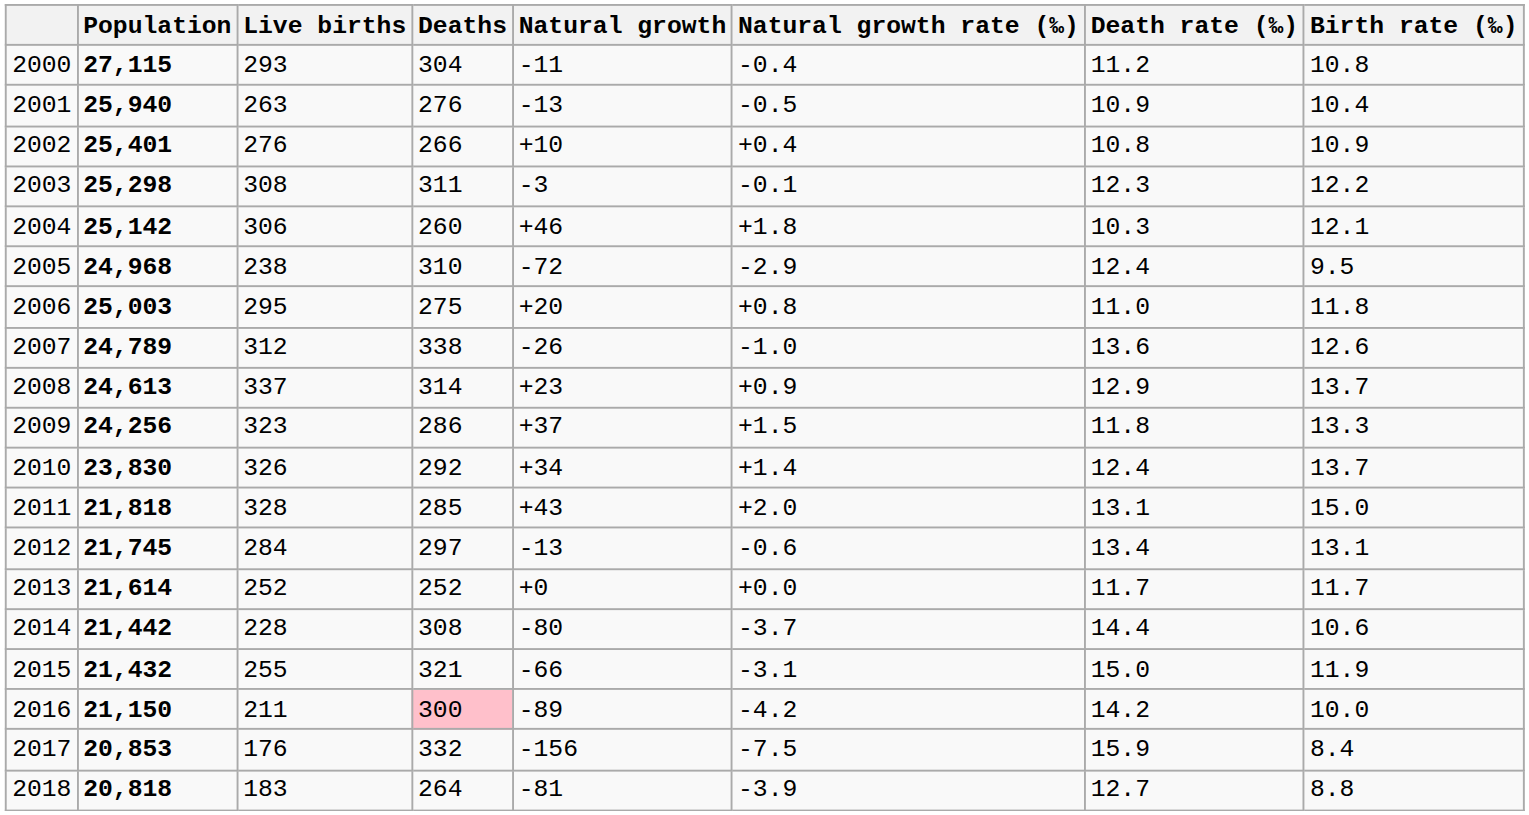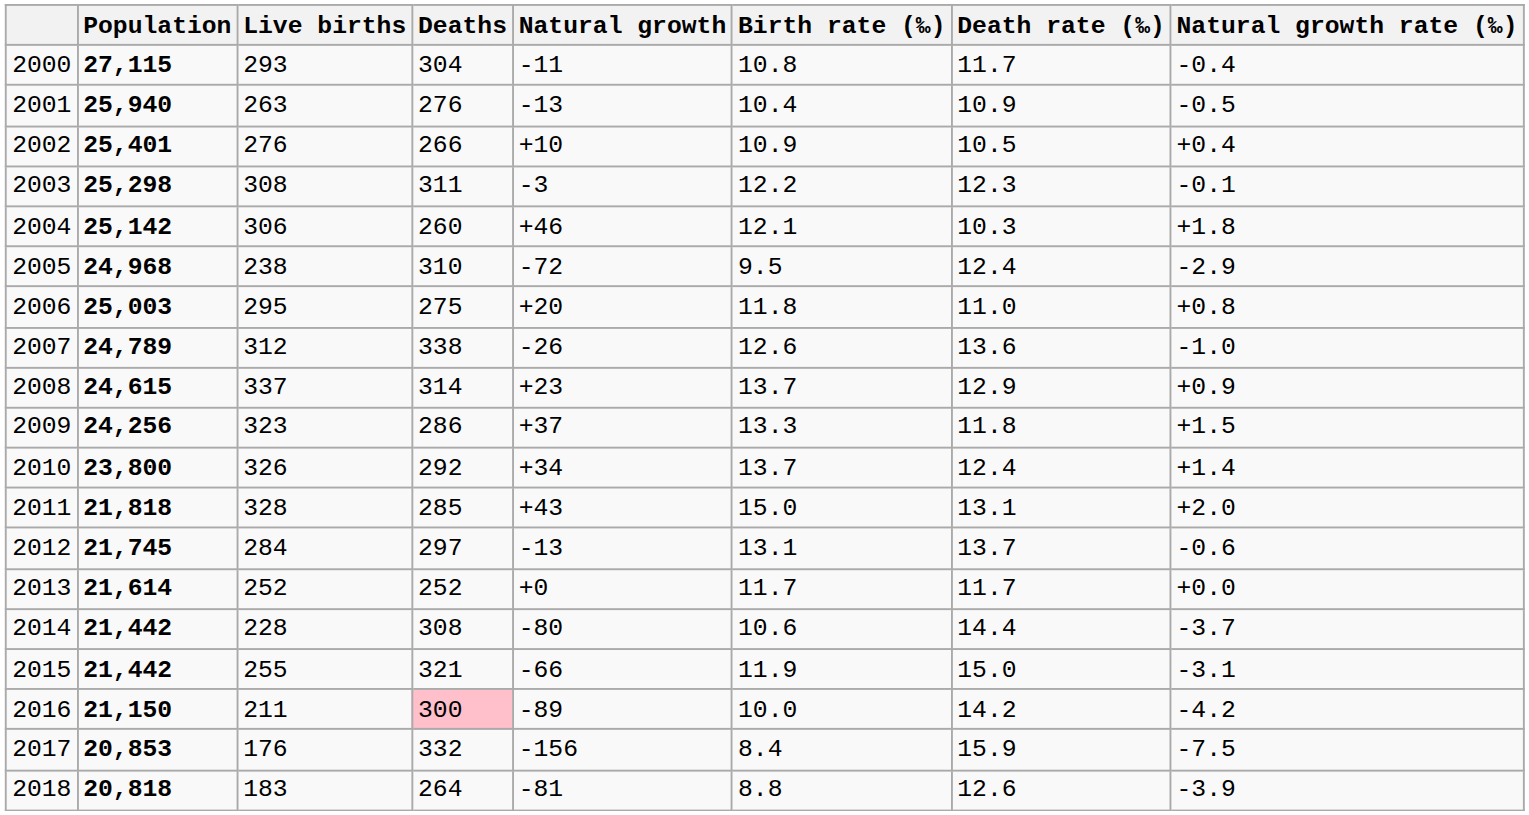columns swapped: (1414, 25) <-> (908, 25)
(1120, 65) 11.2 -> (987, 65) 11.7
(1120, 146) 10.8 -> (987, 146) 10.5
(128, 387) 24,613 -> (128, 387) 24,615
(128, 468) 23,830 -> (128, 468) 23,800
(1120, 548) 13.4 -> (987, 548) 13.7
(128, 669) 21,432 -> (128, 669) 21,442
(1120, 790) 12.7 -> (987, 790) 12.6
